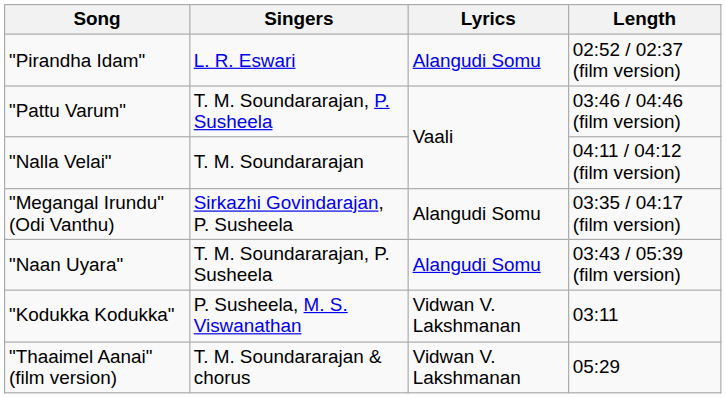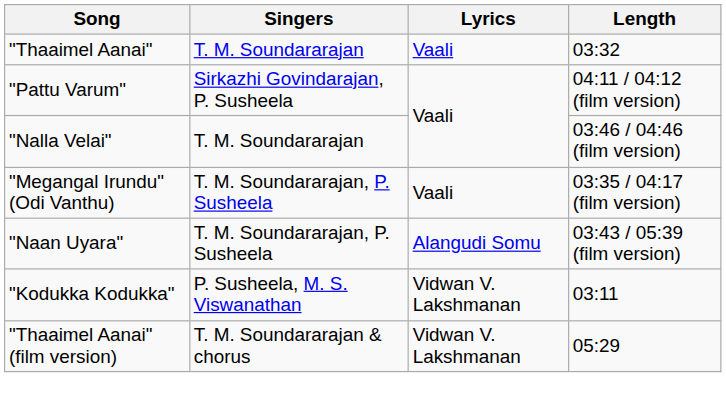+ row: (81, 49)
- row: (77, 60)
(292, 111) T. M. Soundararajan, P. Susheela -> (289, 89) Sirkazhi Govindarajan, P. Susheela
(628, 111) 03:46 / 04:46 (film version) -> (627, 89) 04:11 / 04:12 (film version)
(627, 162) 04:11 / 04:12 (film version) -> (628, 141) 03:46 / 04:46 (film version)
(289, 213) Sirkazhi Govindarajan, P. Susheela -> (292, 192) T. M. Soundararajan, P. Susheela
(477, 213) Alangudi Somu -> (433, 192) Vaali
